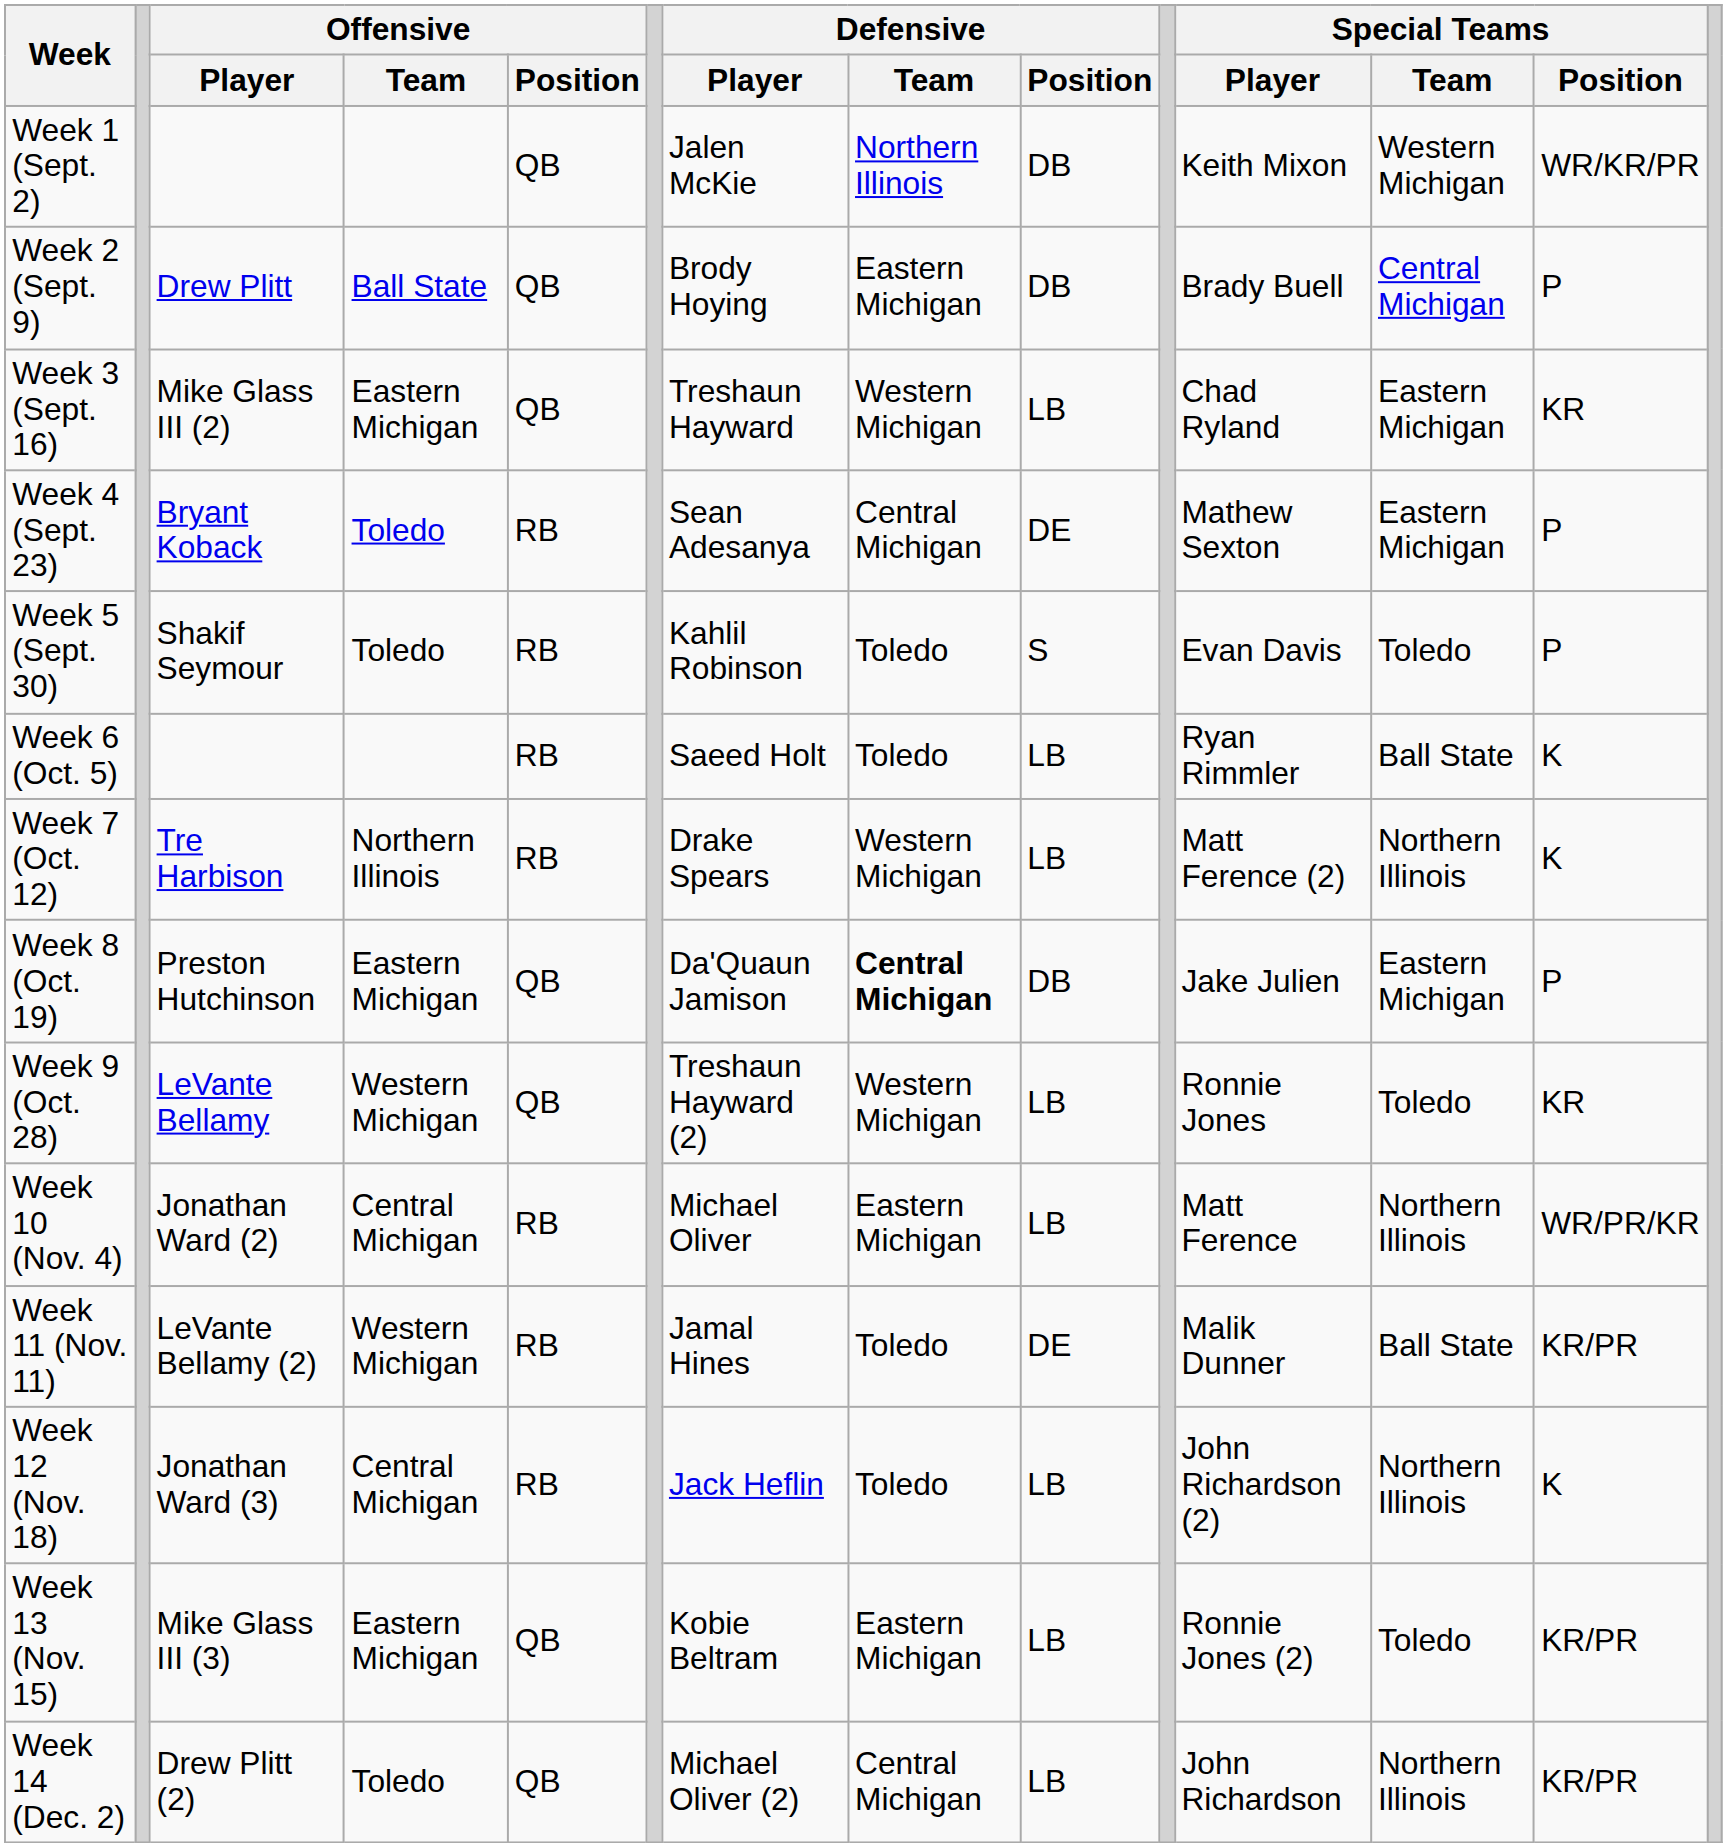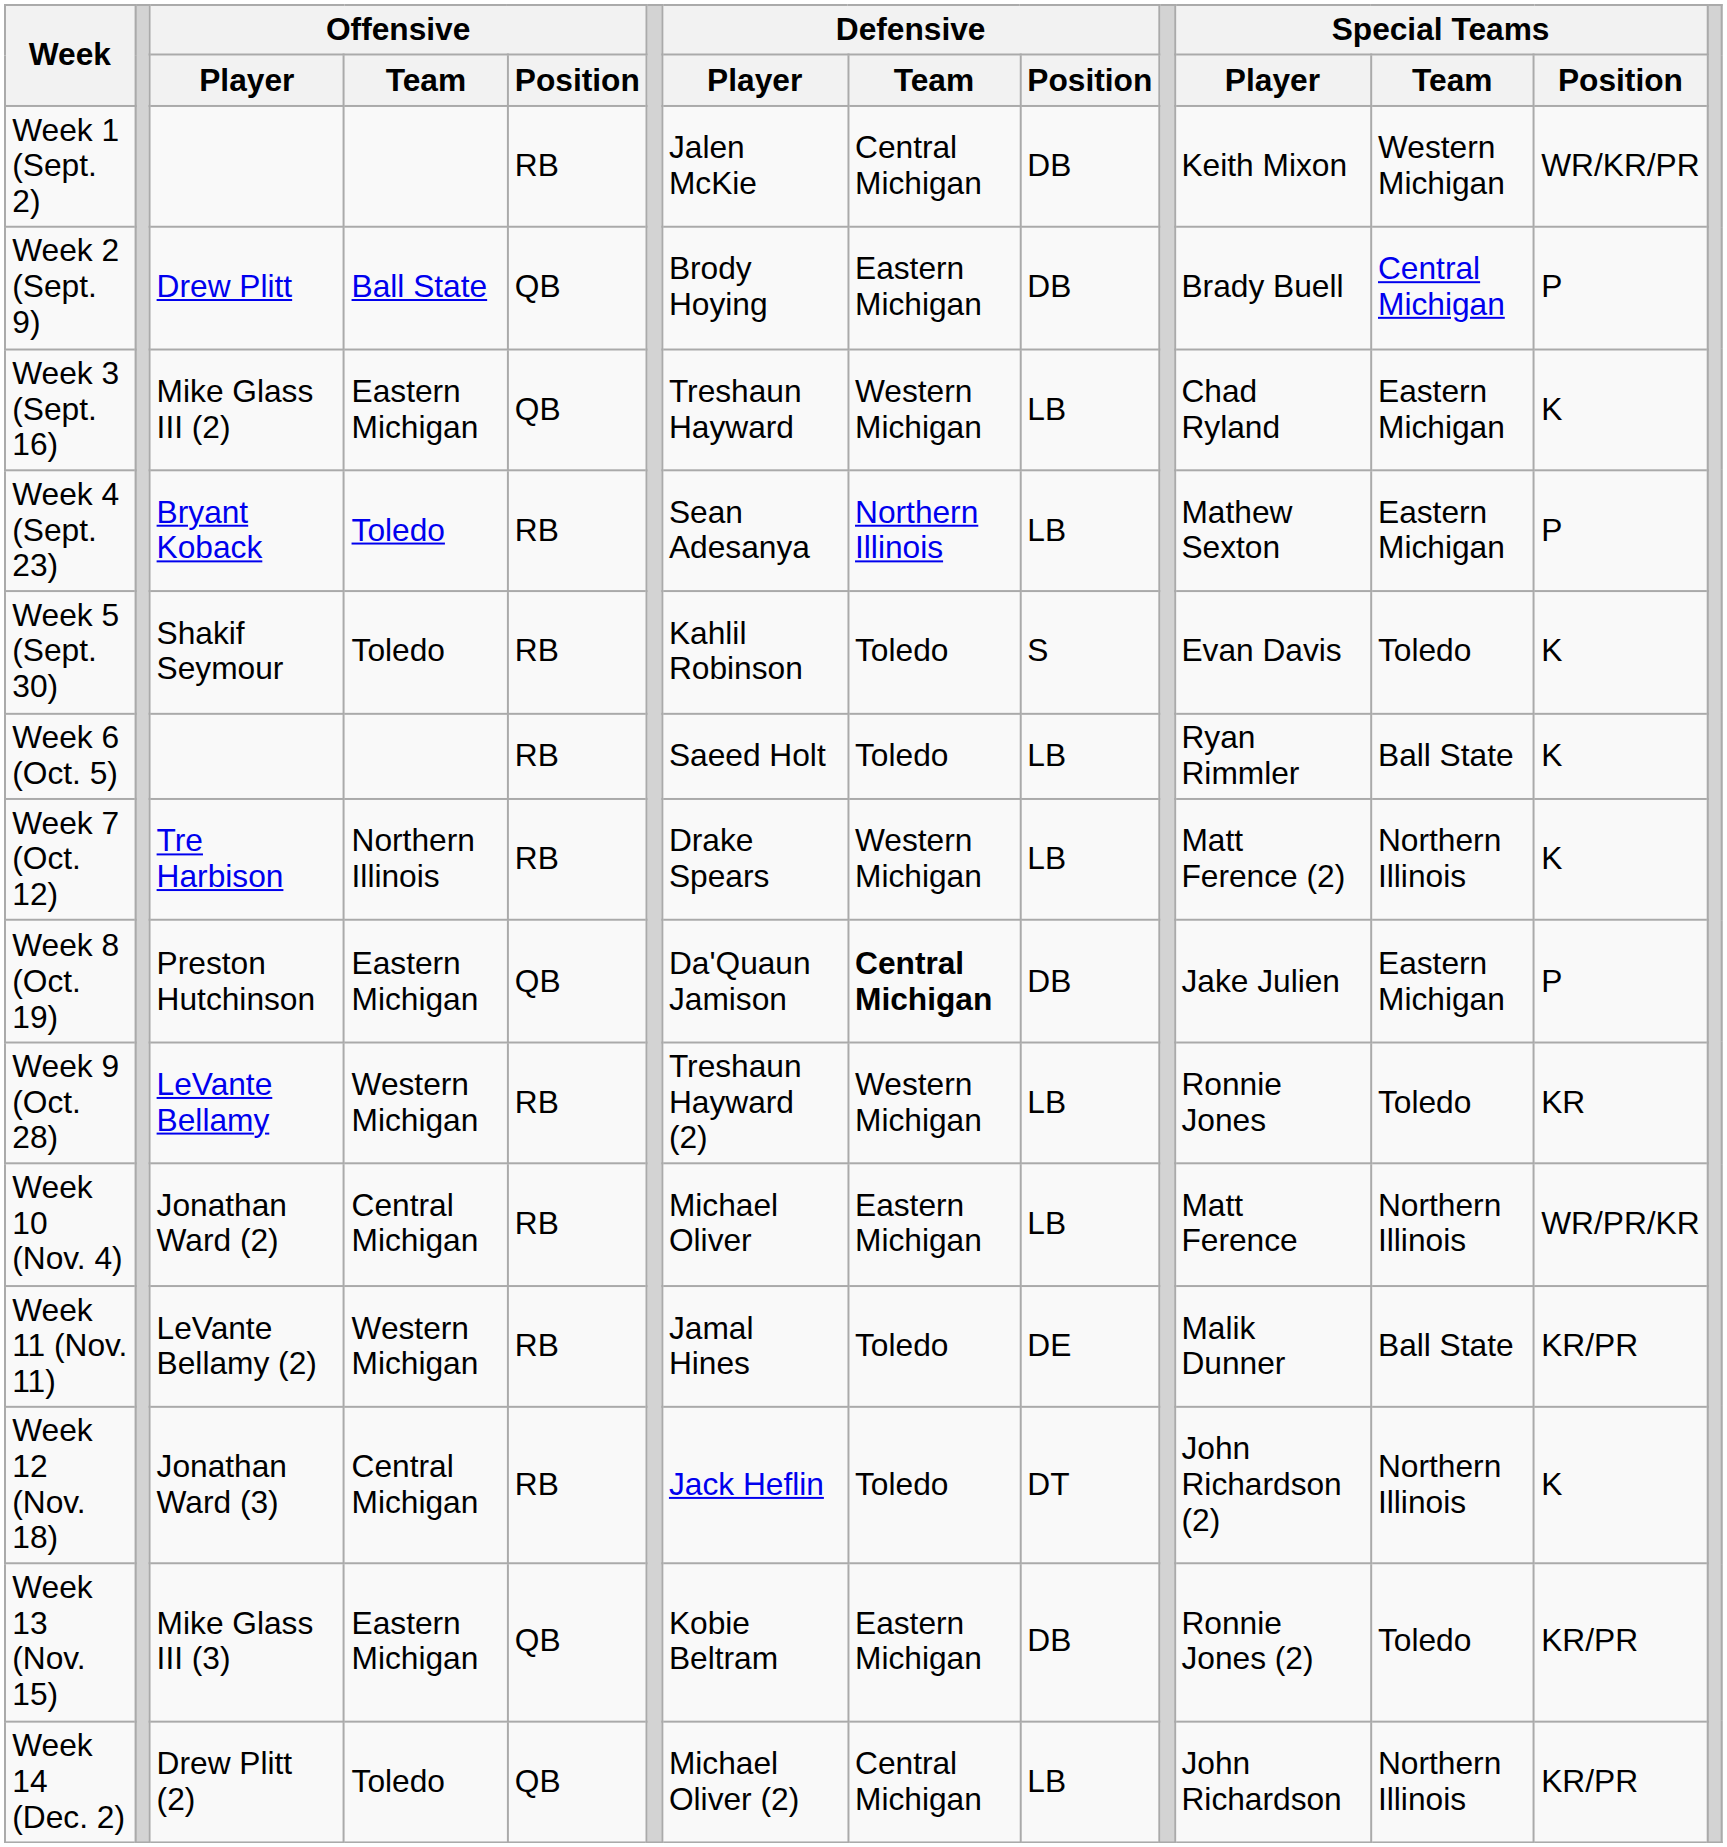(538, 165) QB -> (537, 165) RB
(917, 165) Northern Illinois -> (918, 165) Central Michigan
(1563, 408) KR -> (1552, 408) K
(918, 530) Central Michigan -> (917, 530) Northern Illinois
(1049, 530) DE -> (1047, 530) LB
(1552, 651) P -> (1552, 651) K
(538, 1102) QB -> (537, 1102) RB
(1047, 1484) LB -> (1048, 1484) DT
(1047, 1641) LB -> (1049, 1641) DB
